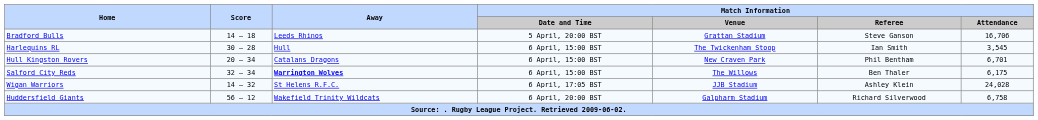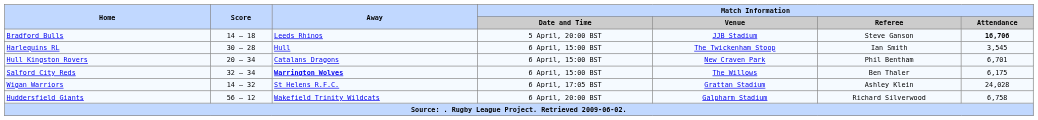(735, 35) Grattan Stadium -> (735, 35) JJB Stadium
(997, 35) normal -> (997, 35) bold
(735, 85) JJB Stadium -> (735, 85) Grattan Stadium
